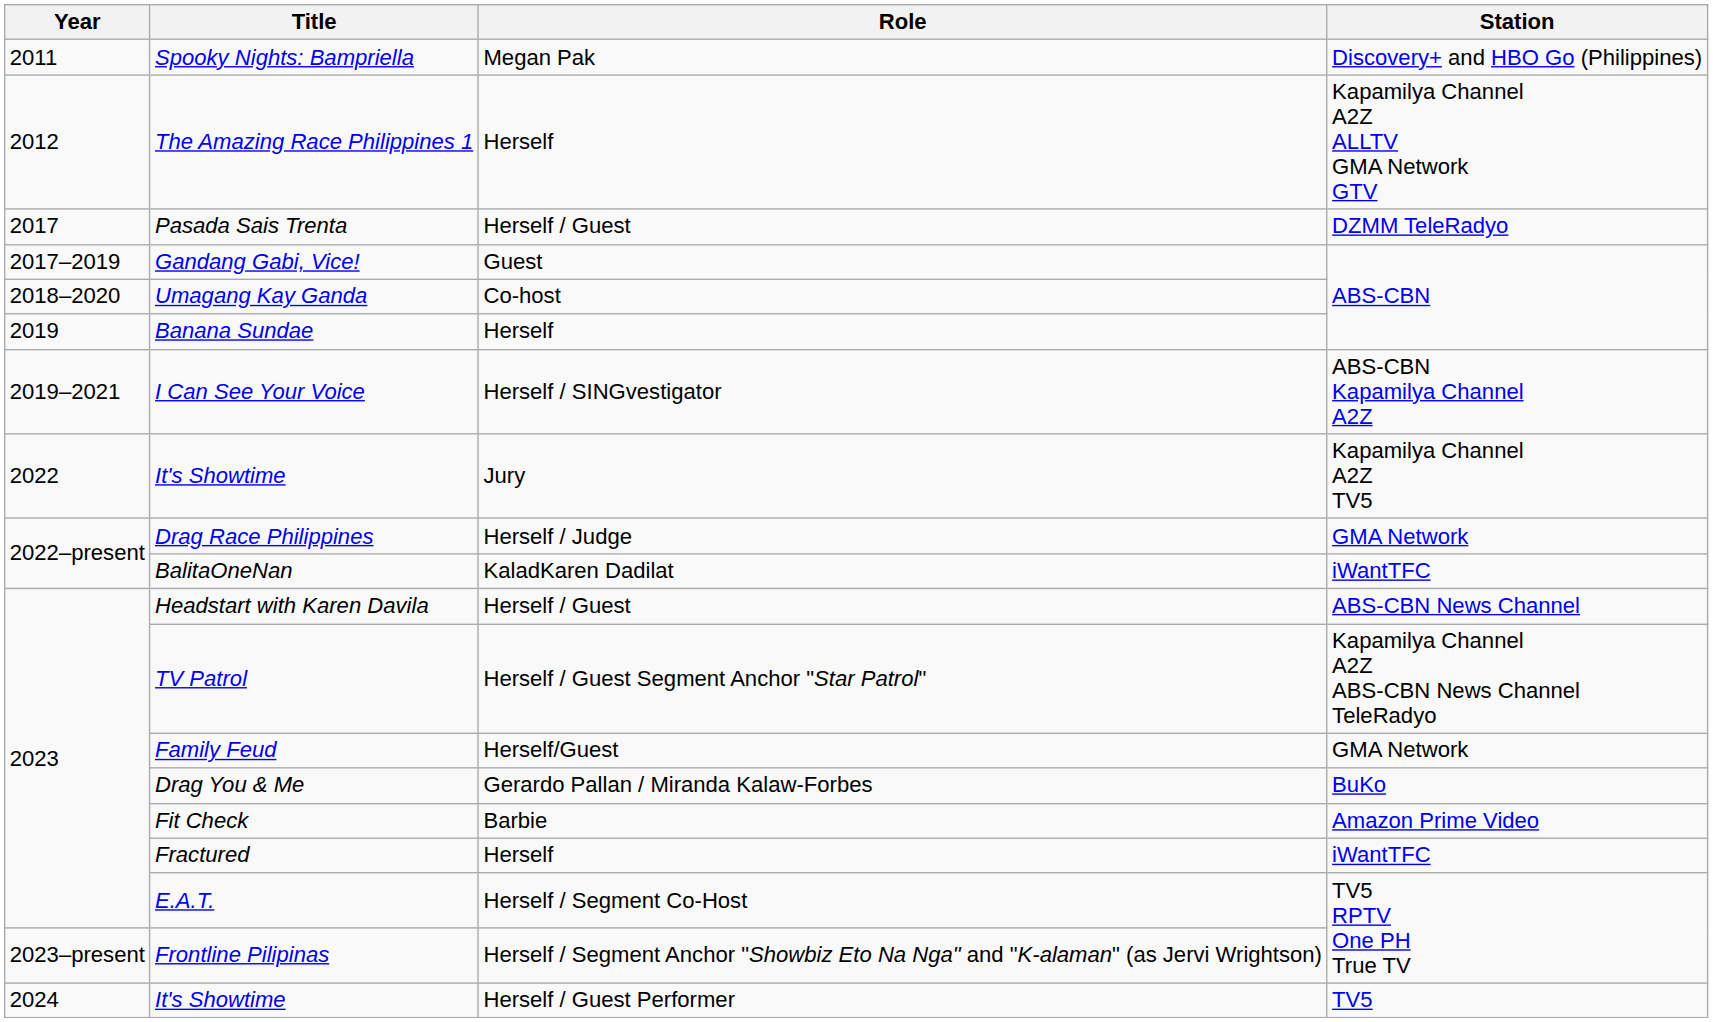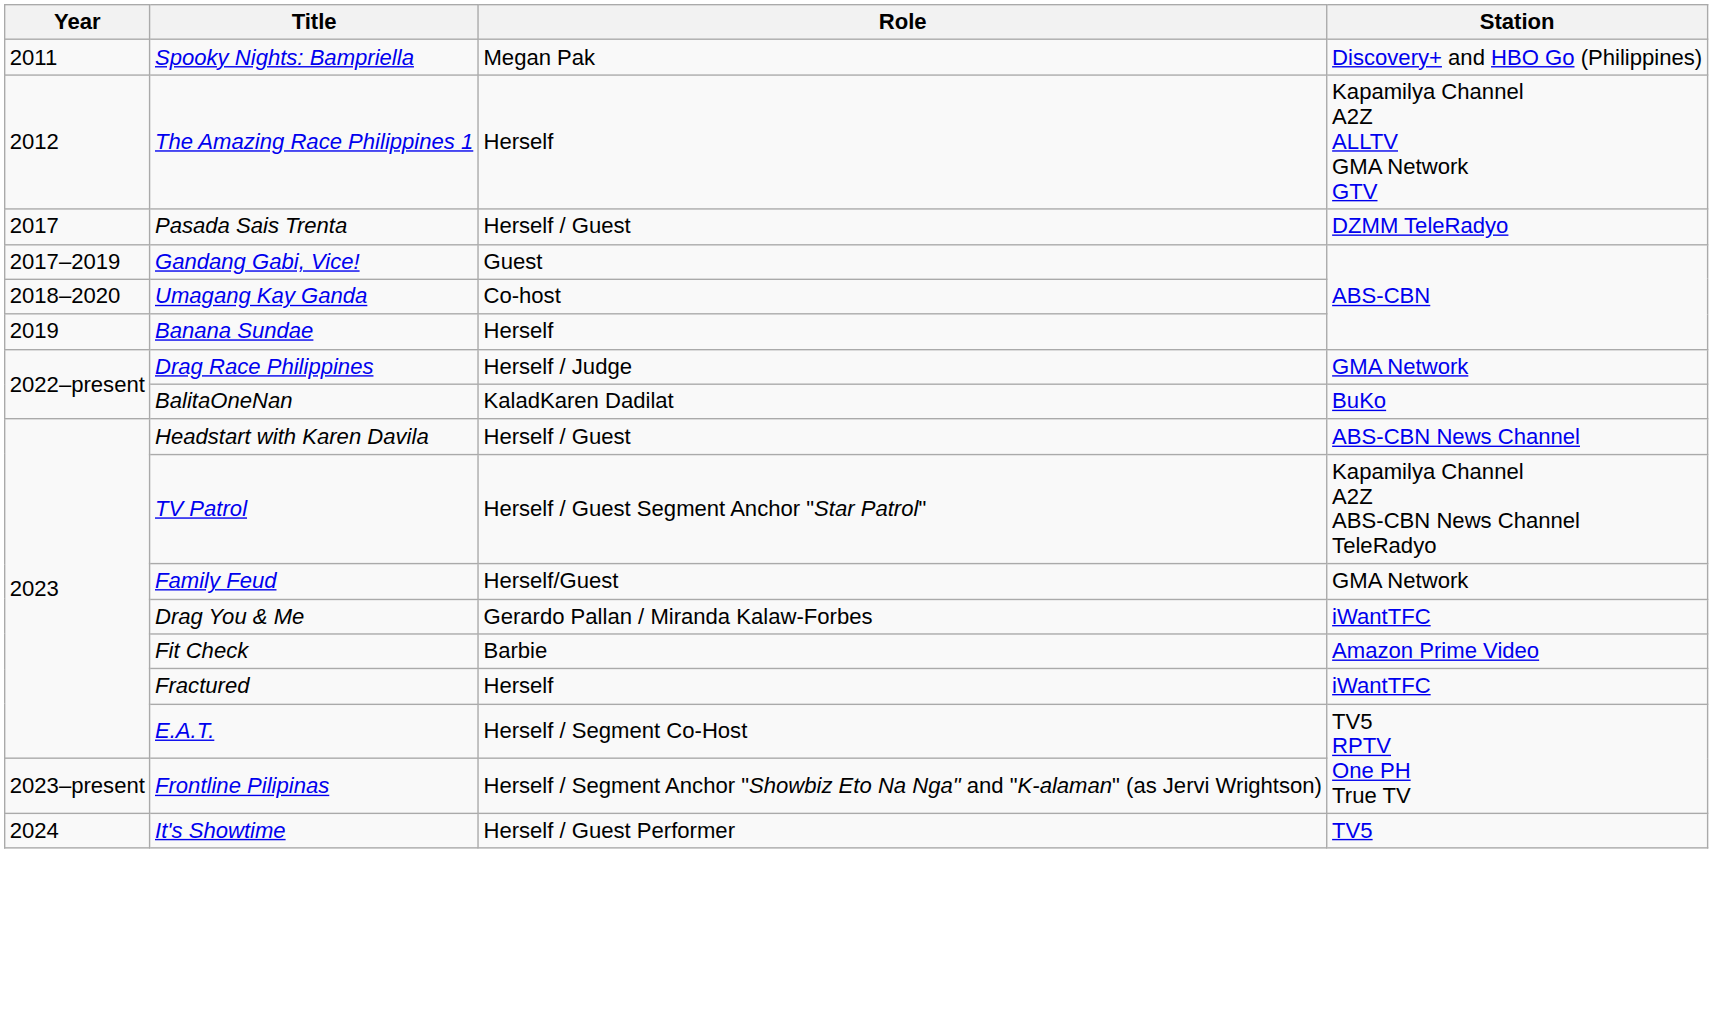- row: (260, 391)
- row: (220, 476)
(1381, 570) iWantTFC -> (1359, 401) BuKo
(1359, 785) BuKo -> (1381, 616) iWantTFC
